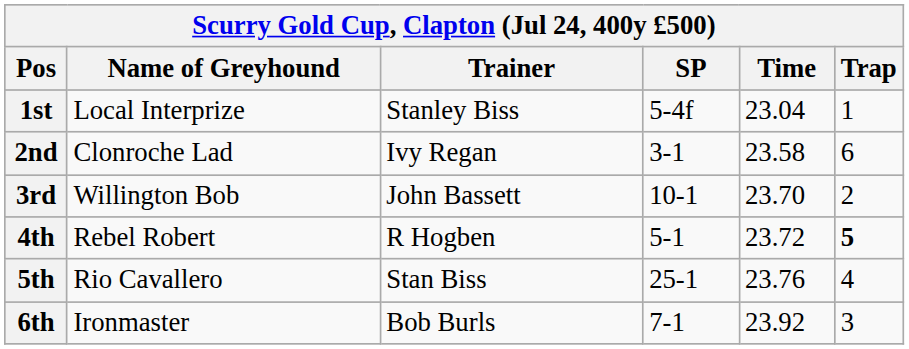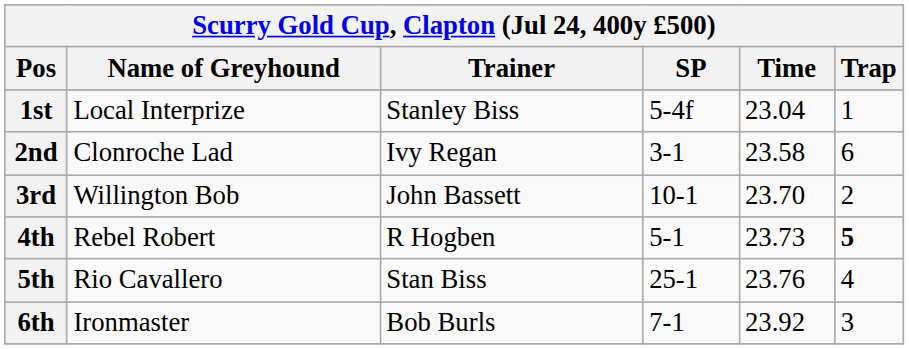(775, 237) 23.72 -> (775, 237) 23.73
